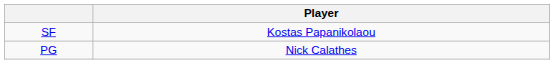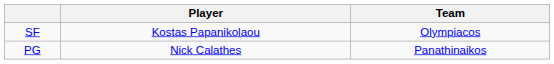+ column: (450, 13)
